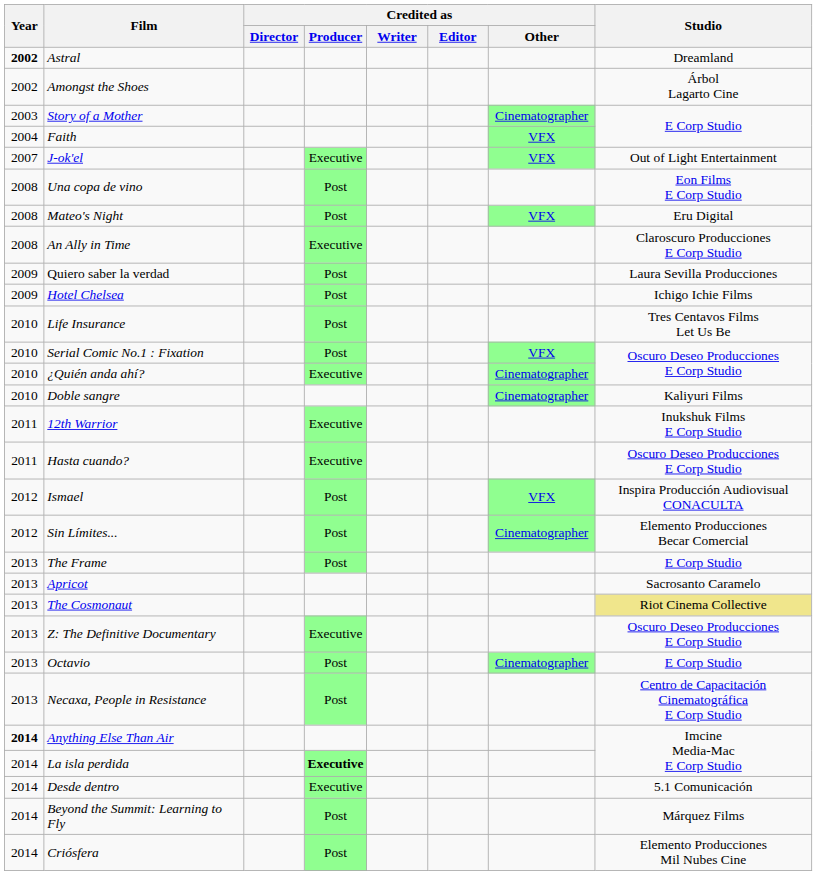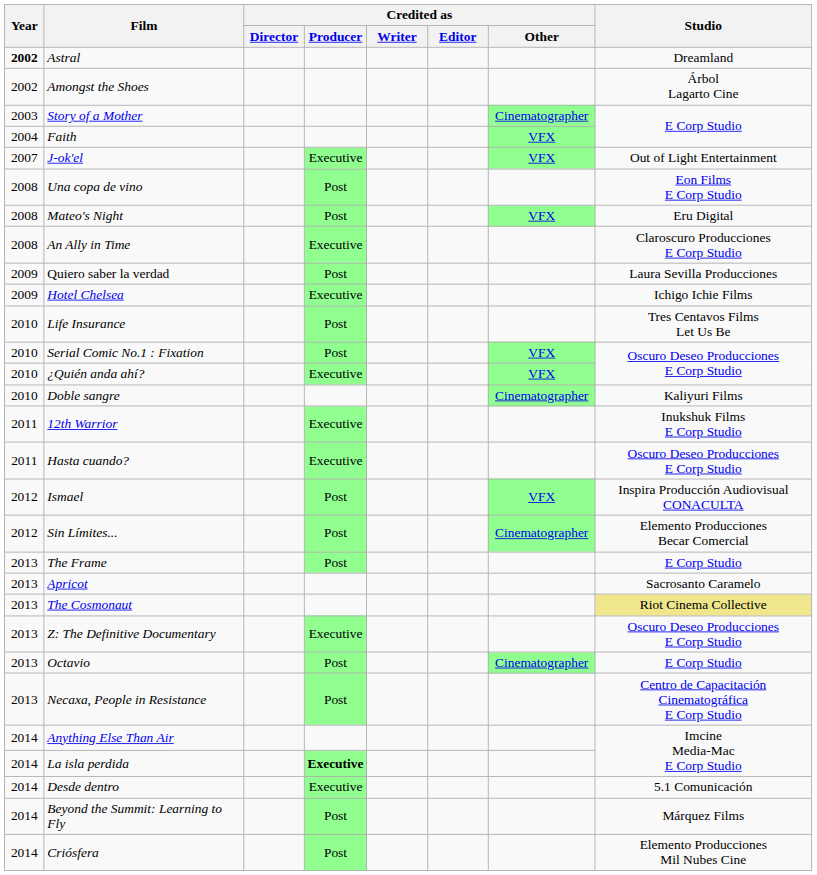(335, 294) Post -> (335, 294) Executive
(542, 374) Cinematographer -> (542, 374) VFX
(24, 737) bold -> (24, 737) normal
